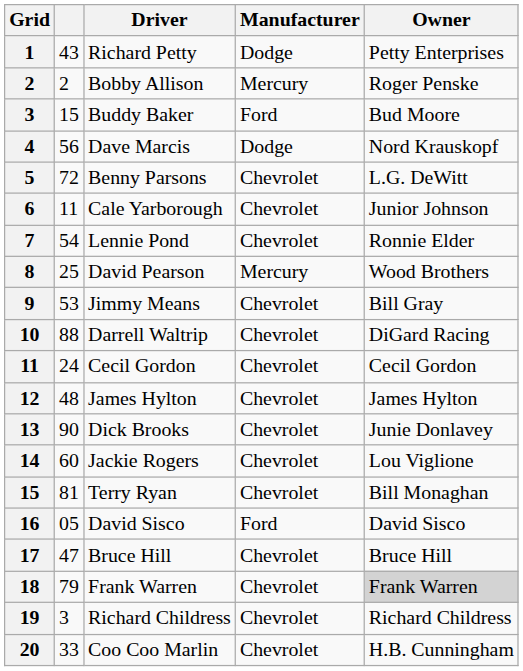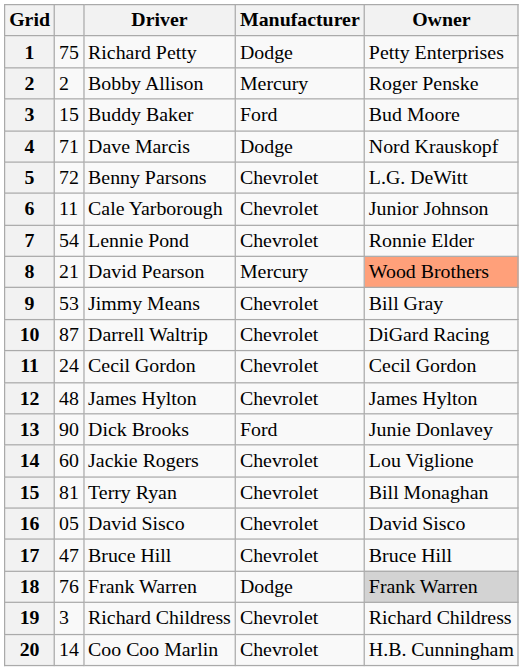(69, 51) 43 -> (69, 51) 75
(69, 146) 56 -> (69, 146) 71
(69, 271) 25 -> (69, 271) 21
(429, 271) no background -> (429, 271) lightsalmon background
(69, 334) 88 -> (69, 334) 87
(279, 429) Chevrolet -> (259, 429) Ford
(259, 523) Ford -> (279, 523) Chevrolet
(69, 586) 79 -> (69, 586) 76
(279, 586) Chevrolet -> (266, 586) Dodge
(69, 649) 33 -> (69, 649) 14
